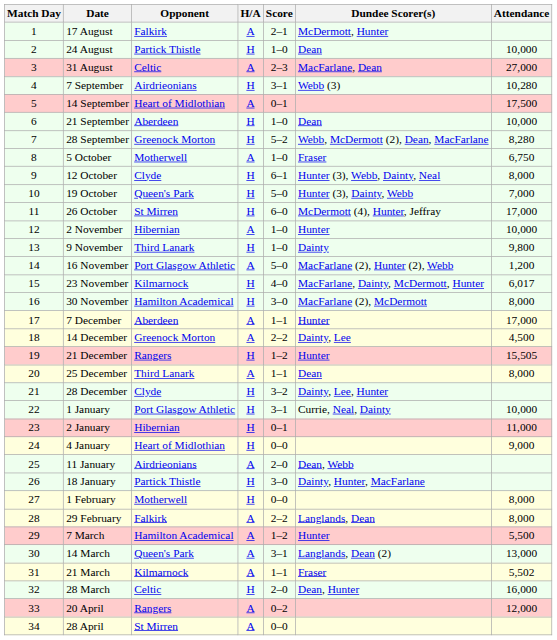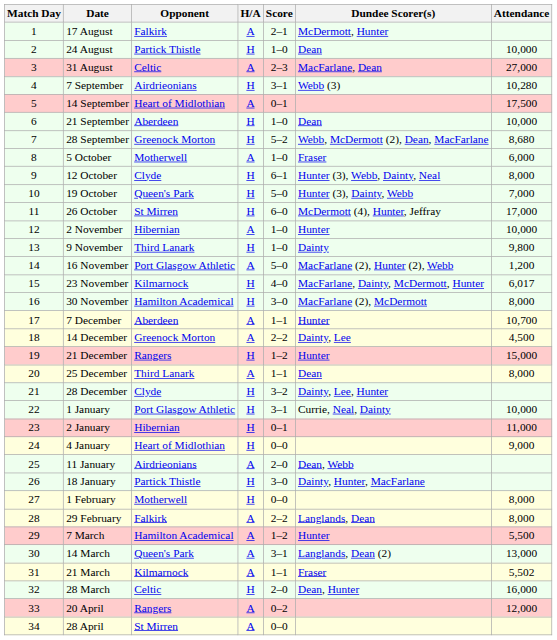(522, 139) 8,280 -> (522, 139) 8,680
(522, 157) 6,750 -> (522, 157) 6,000
(522, 319) 17,000 -> (522, 319) 10,700
(522, 355) 15,505 -> (522, 355) 15,000
